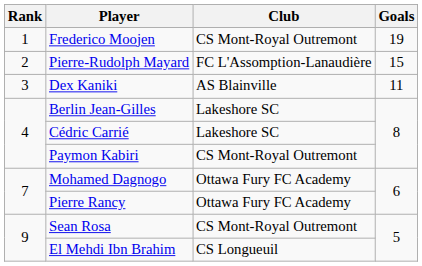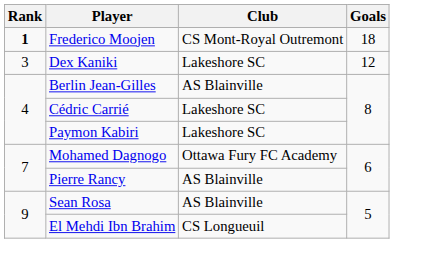(25, 39) normal -> (25, 39) bold
(396, 39) 19 -> (368, 39) 18
- row: (119, 62)
(236, 86) AS Blainville -> (224, 62) Lakeshore SC
(396, 86) 11 -> (368, 62) 12
(238, 109) Lakeshore SC -> (222, 86) AS Blainville
(277, 156) CS Mont-Royal Outremont -> (224, 132) Lakeshore SC
(273, 202) Ottawa Fury FC Academy -> (222, 179) AS Blainville
(277, 226) CS Mont-Royal Outremont -> (222, 202) AS Blainville
